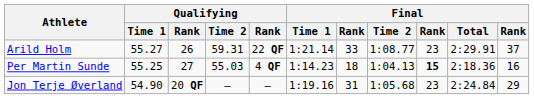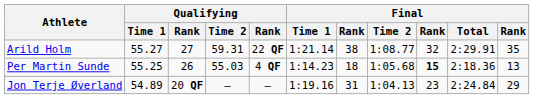(187, 49) 26 -> (187, 49) 27
(352, 49) 33 -> (352, 49) 38
(433, 49) 23 -> (433, 49) 32
(513, 49) 37 -> (513, 49) 35
(187, 67) 27 -> (187, 67) 26
(392, 67) 1:04.13 -> (392, 67) 1:05.68
(513, 67) 16 -> (513, 67) 13
(147, 85) 54.90 -> (147, 85) 54.89
(392, 85) 1:05.68 -> (392, 85) 1:04.13
